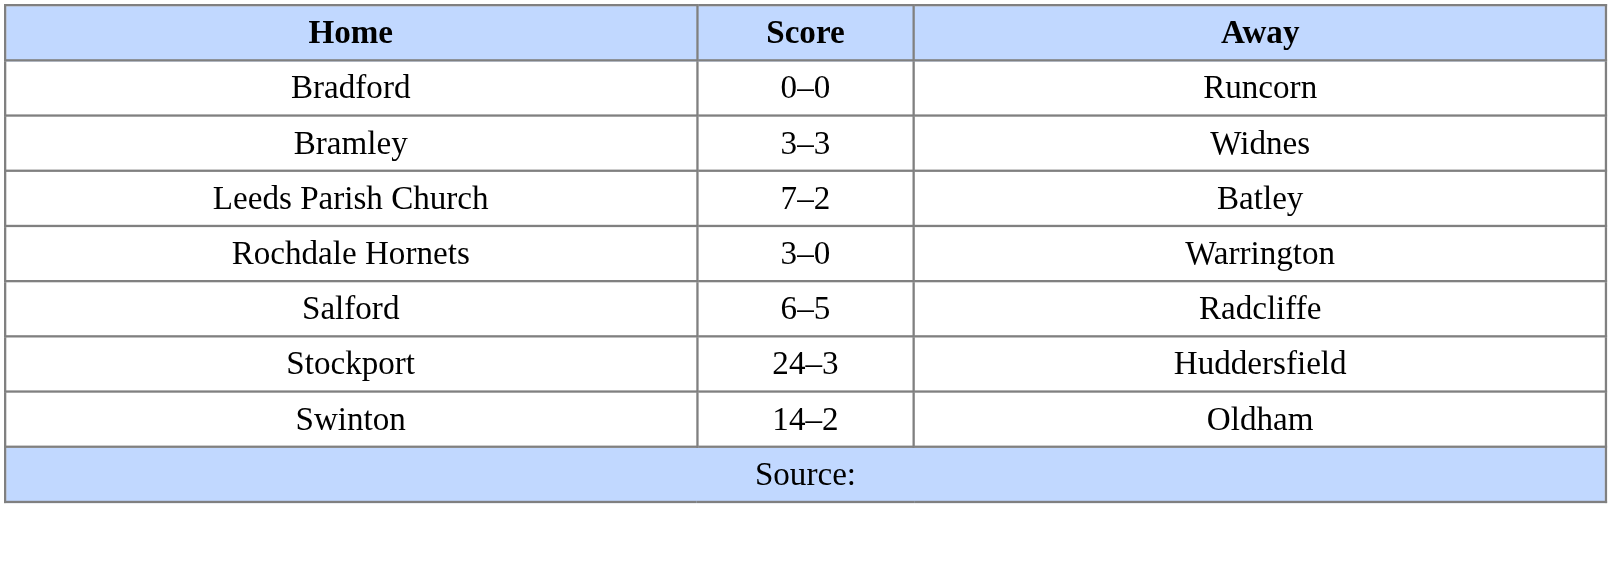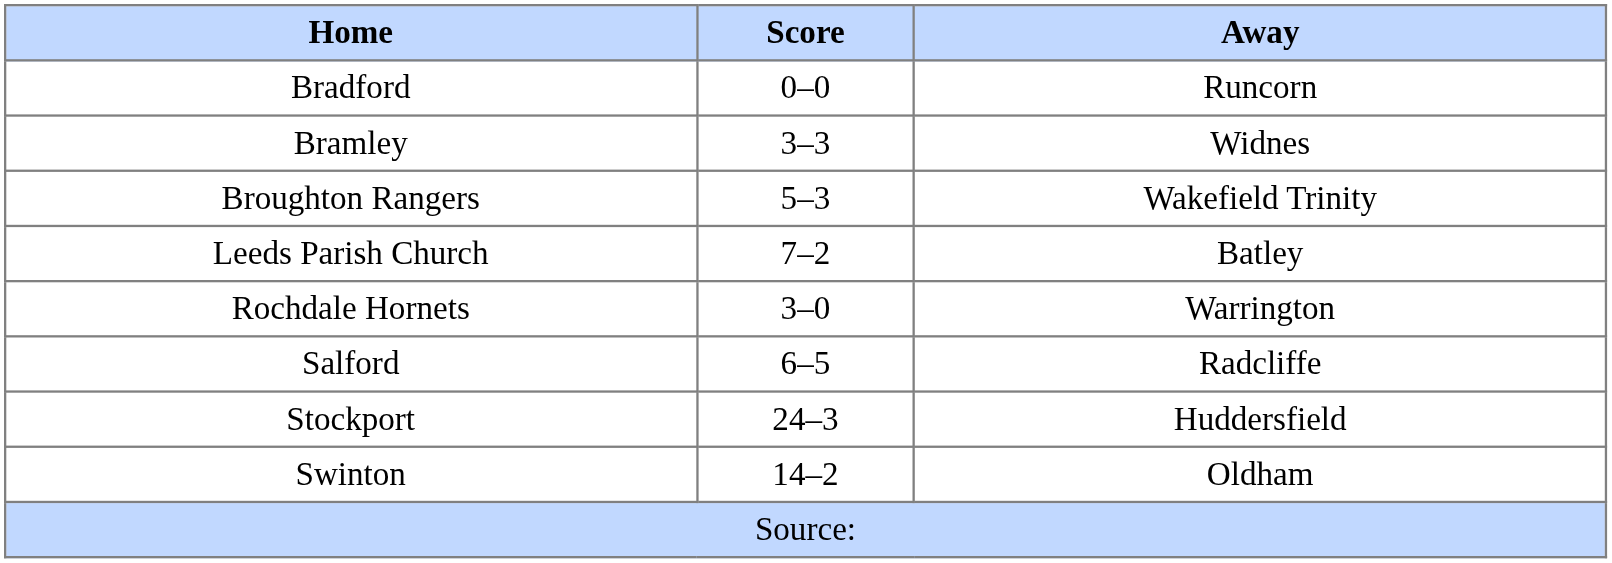+ row: (351, 197)
